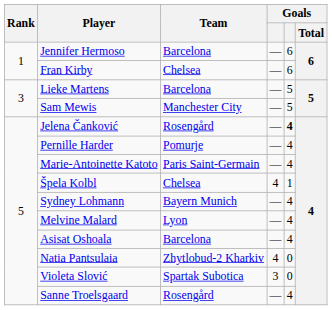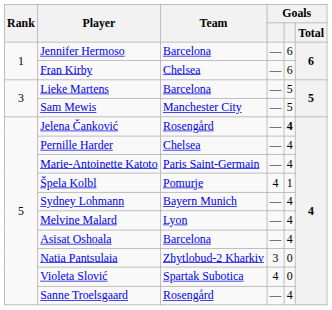(183, 145) Pomurje -> (182, 145) Chelsea
(182, 182) Chelsea -> (183, 182) Pomurje
(275, 257) 4 -> (275, 257) 3
(275, 276) 3 -> (275, 276) 4
